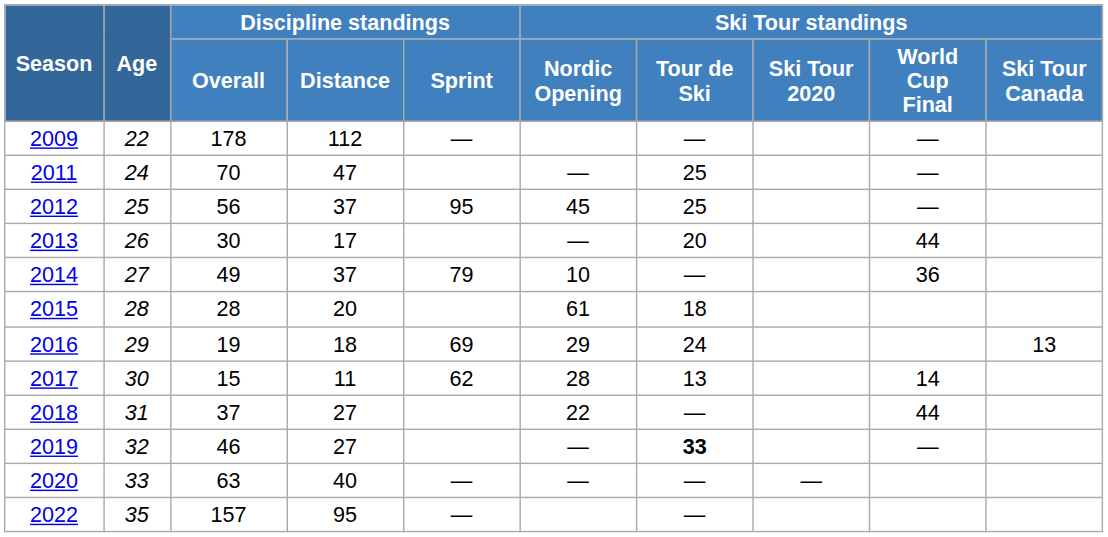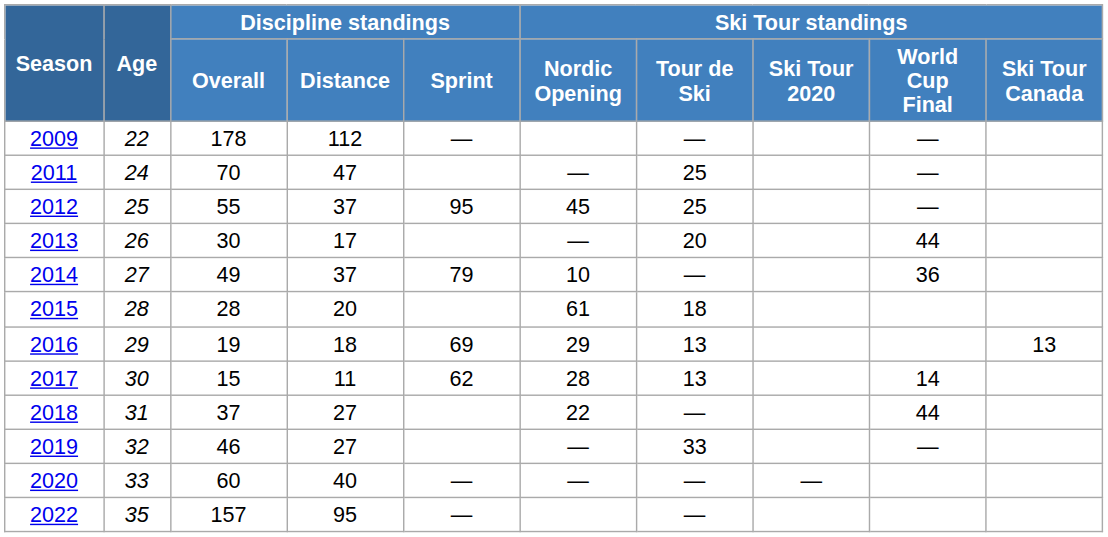(229, 207) 56 -> (229, 207) 55
(695, 344) 24 -> (695, 344) 13
(695, 446) bold -> (695, 446) normal
(229, 480) 63 -> (229, 480) 60
